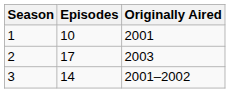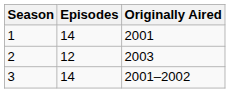(67, 35) 10 -> (67, 35) 14
(67, 56) 17 -> (67, 56) 12
